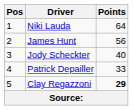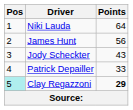(121, 55) 40 -> (121, 55) 43
(9, 84) no background -> (9, 84) paleturquoise background
